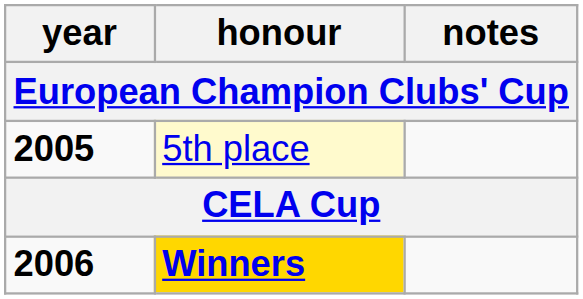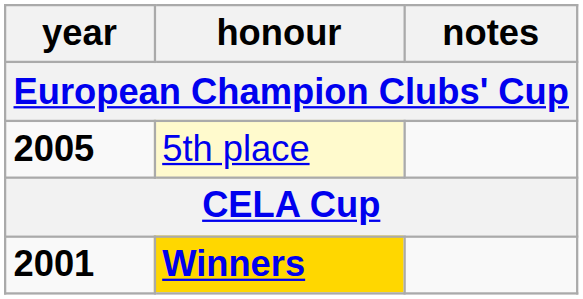(54, 263) 2006 -> (54, 263) 2001
